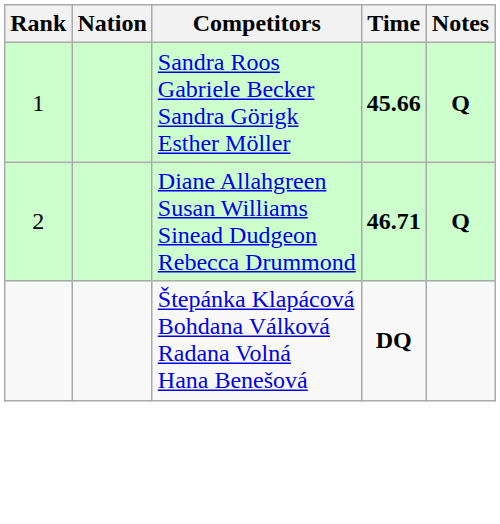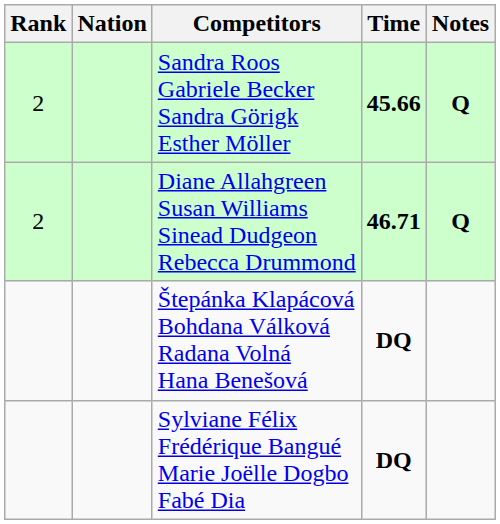(38, 102) 1 -> (38, 102) 2
+ row: (253, 459)
